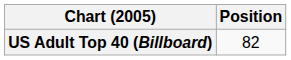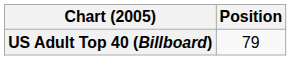(251, 42) 82 -> (251, 42) 79
